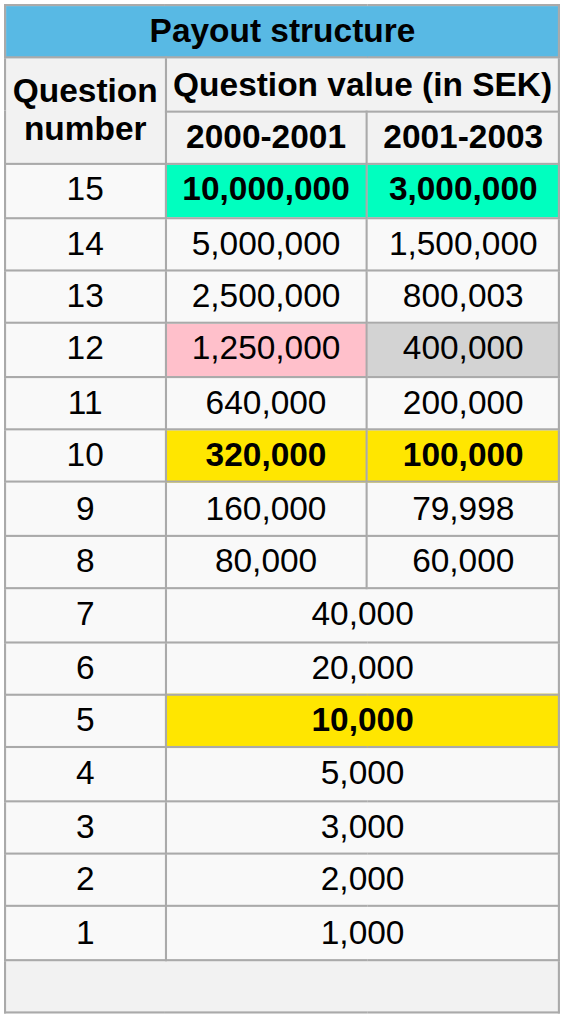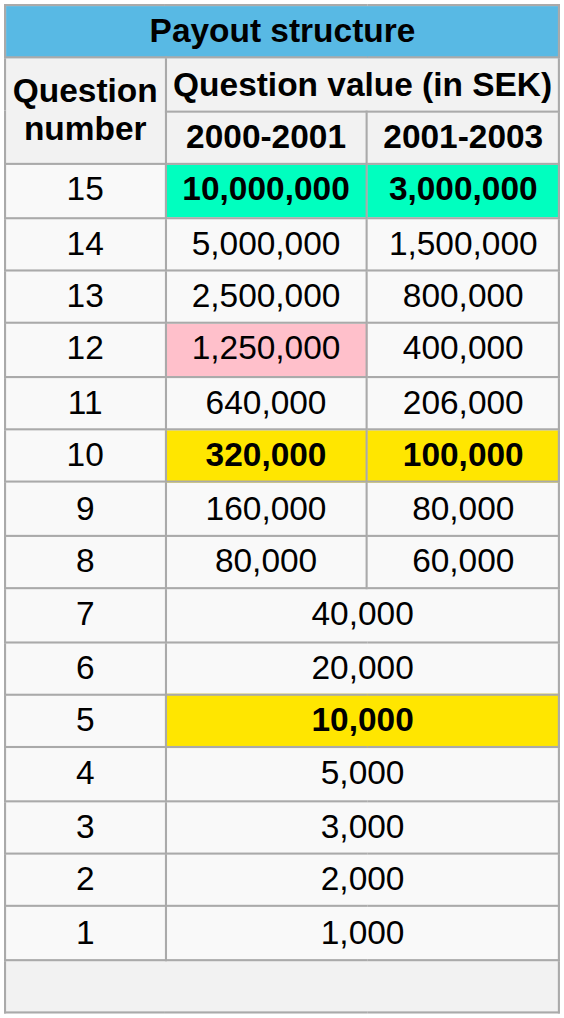(463, 296) 800,003 -> (463, 296) 800,000
(463, 349) lightgrey background -> (463, 349) no background
(463, 402) 200,000 -> (463, 402) 206,000
(463, 508) 79,998 -> (463, 508) 80,000
